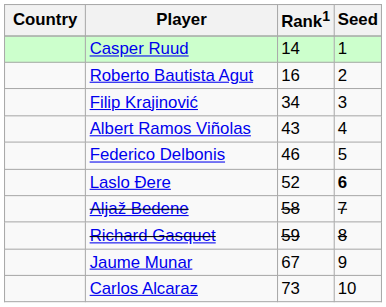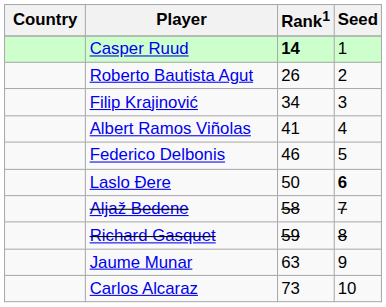(290, 49) normal -> (290, 49) bold
(290, 75) 16 -> (290, 75) 26
(290, 128) 43 -> (290, 128) 41
(290, 182) 52 -> (290, 182) 50
(290, 262) 67 -> (290, 262) 63
